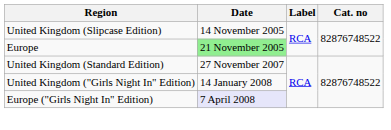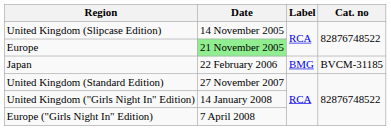+ row: (19, 64)
(227, 99) lavender background -> (227, 116) no background
